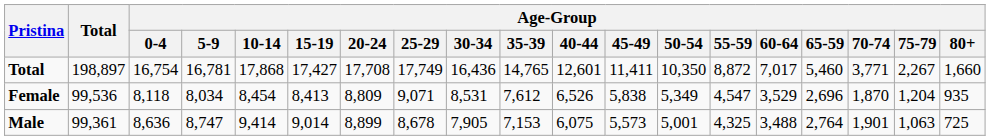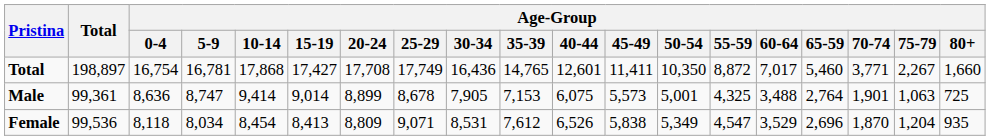rows swapped: (26, 122) <-> (34, 95)
